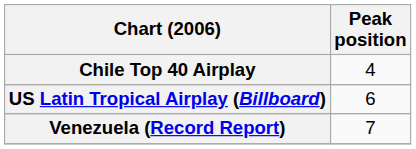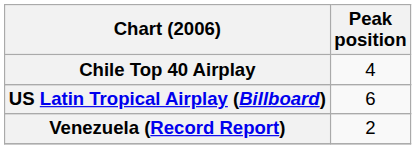(370, 128) 7 -> (370, 128) 2
